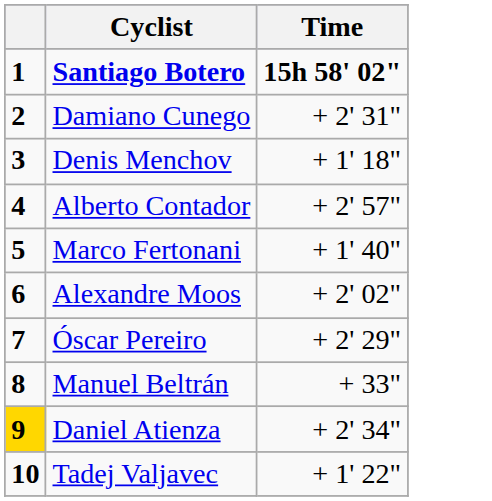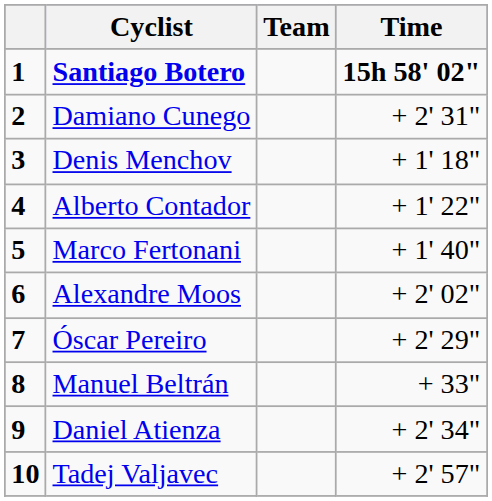+ column: (296, 26)
(357, 205) + 2' 57" -> (436, 205) + 1' 22"
(18, 428) gold background -> (18, 428) no background
(357, 473) + 1' 22" -> (436, 473) + 2' 57"
